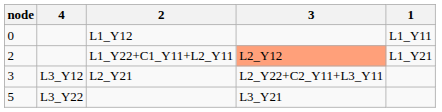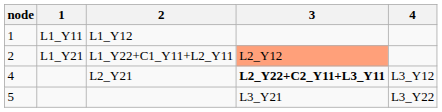columns swapped: (411, 14) <-> (62, 14)
(11, 35) 0 -> (11, 35) 1
(11, 76) 3 -> (11, 76) 4
(311, 76) normal -> (312, 76) bold
